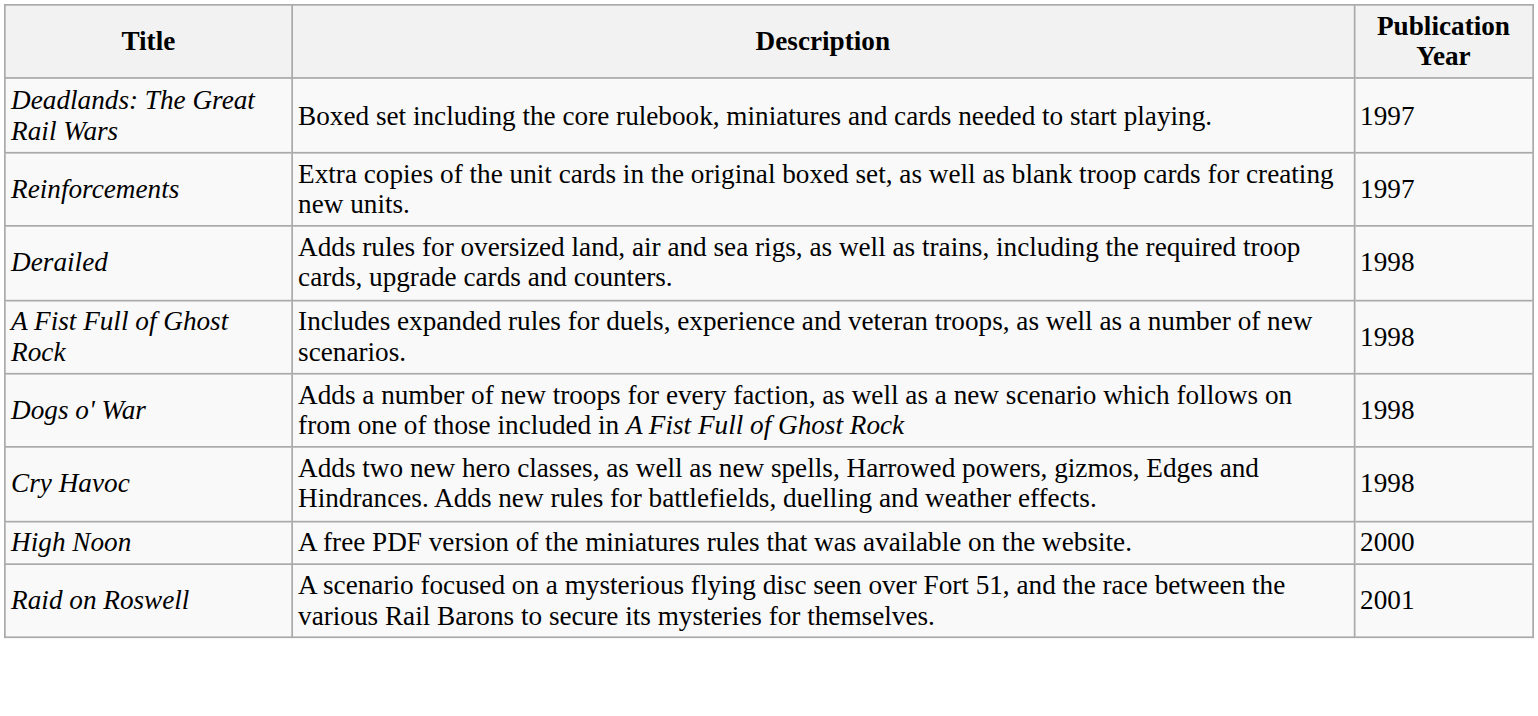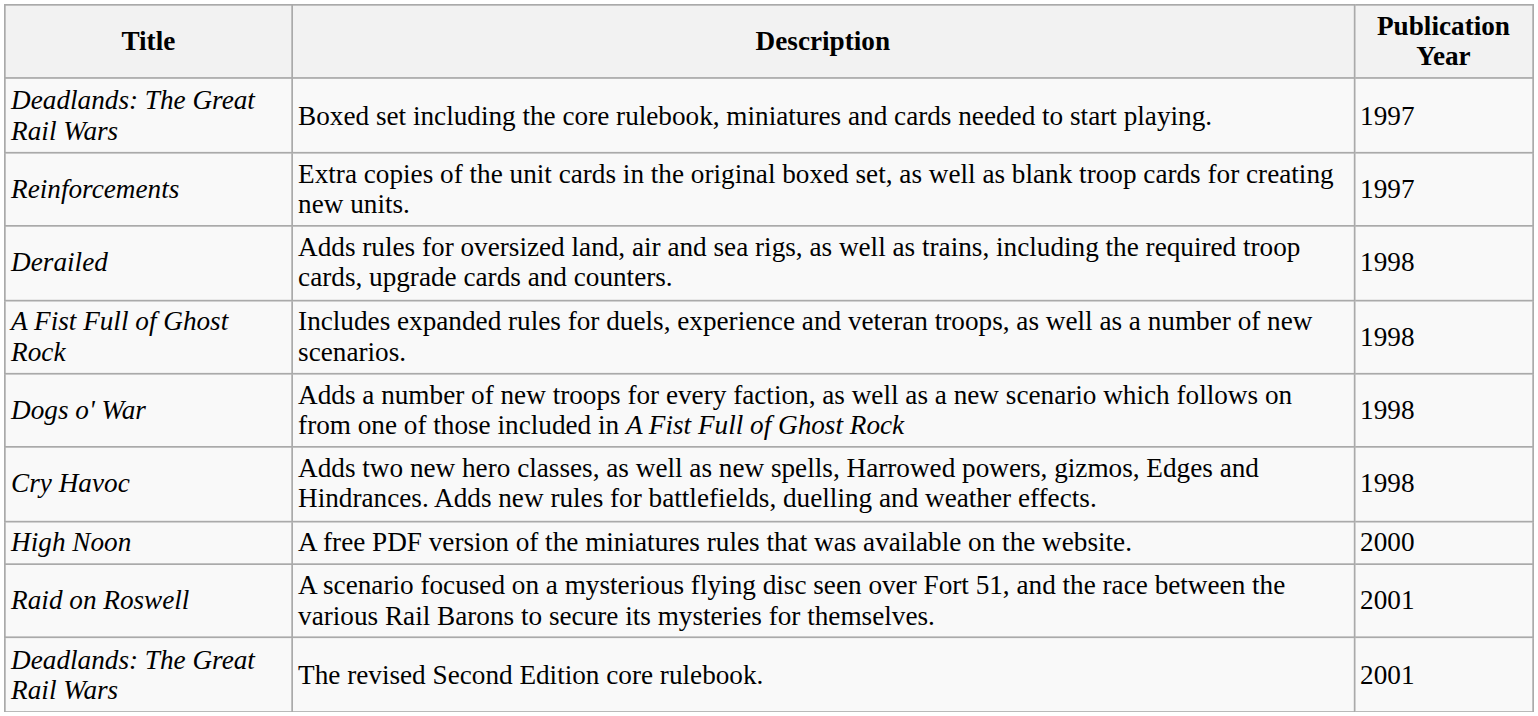+ row: (531, 674)
